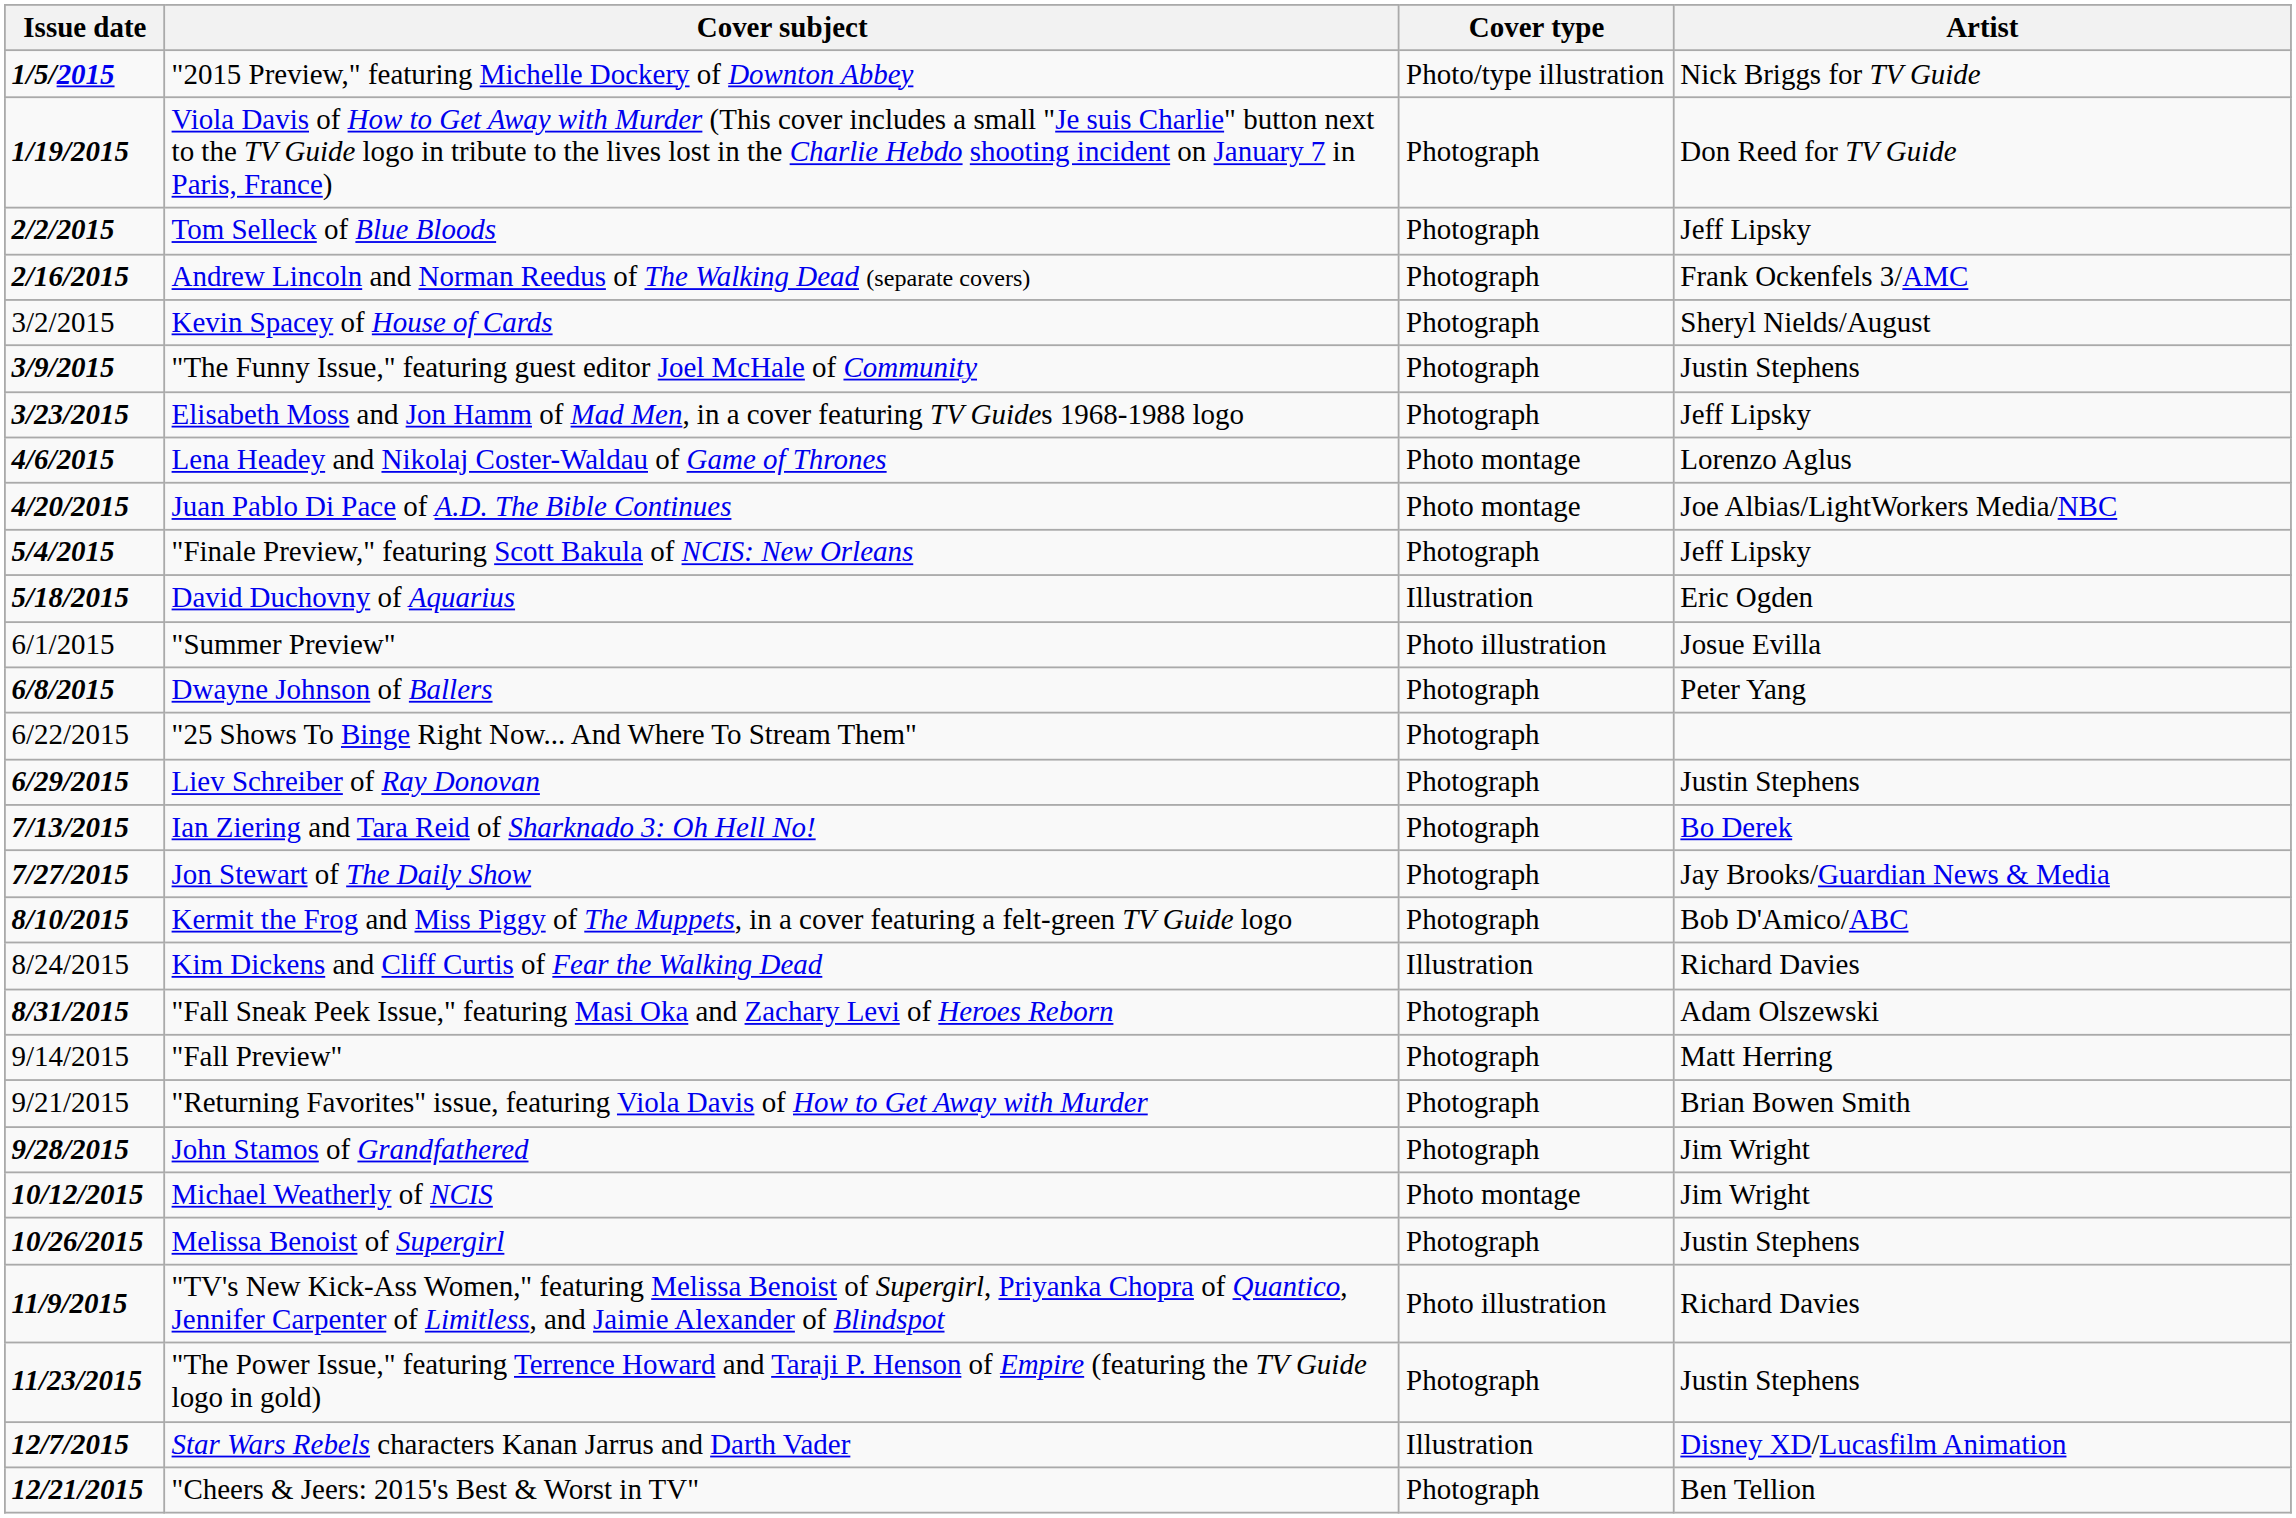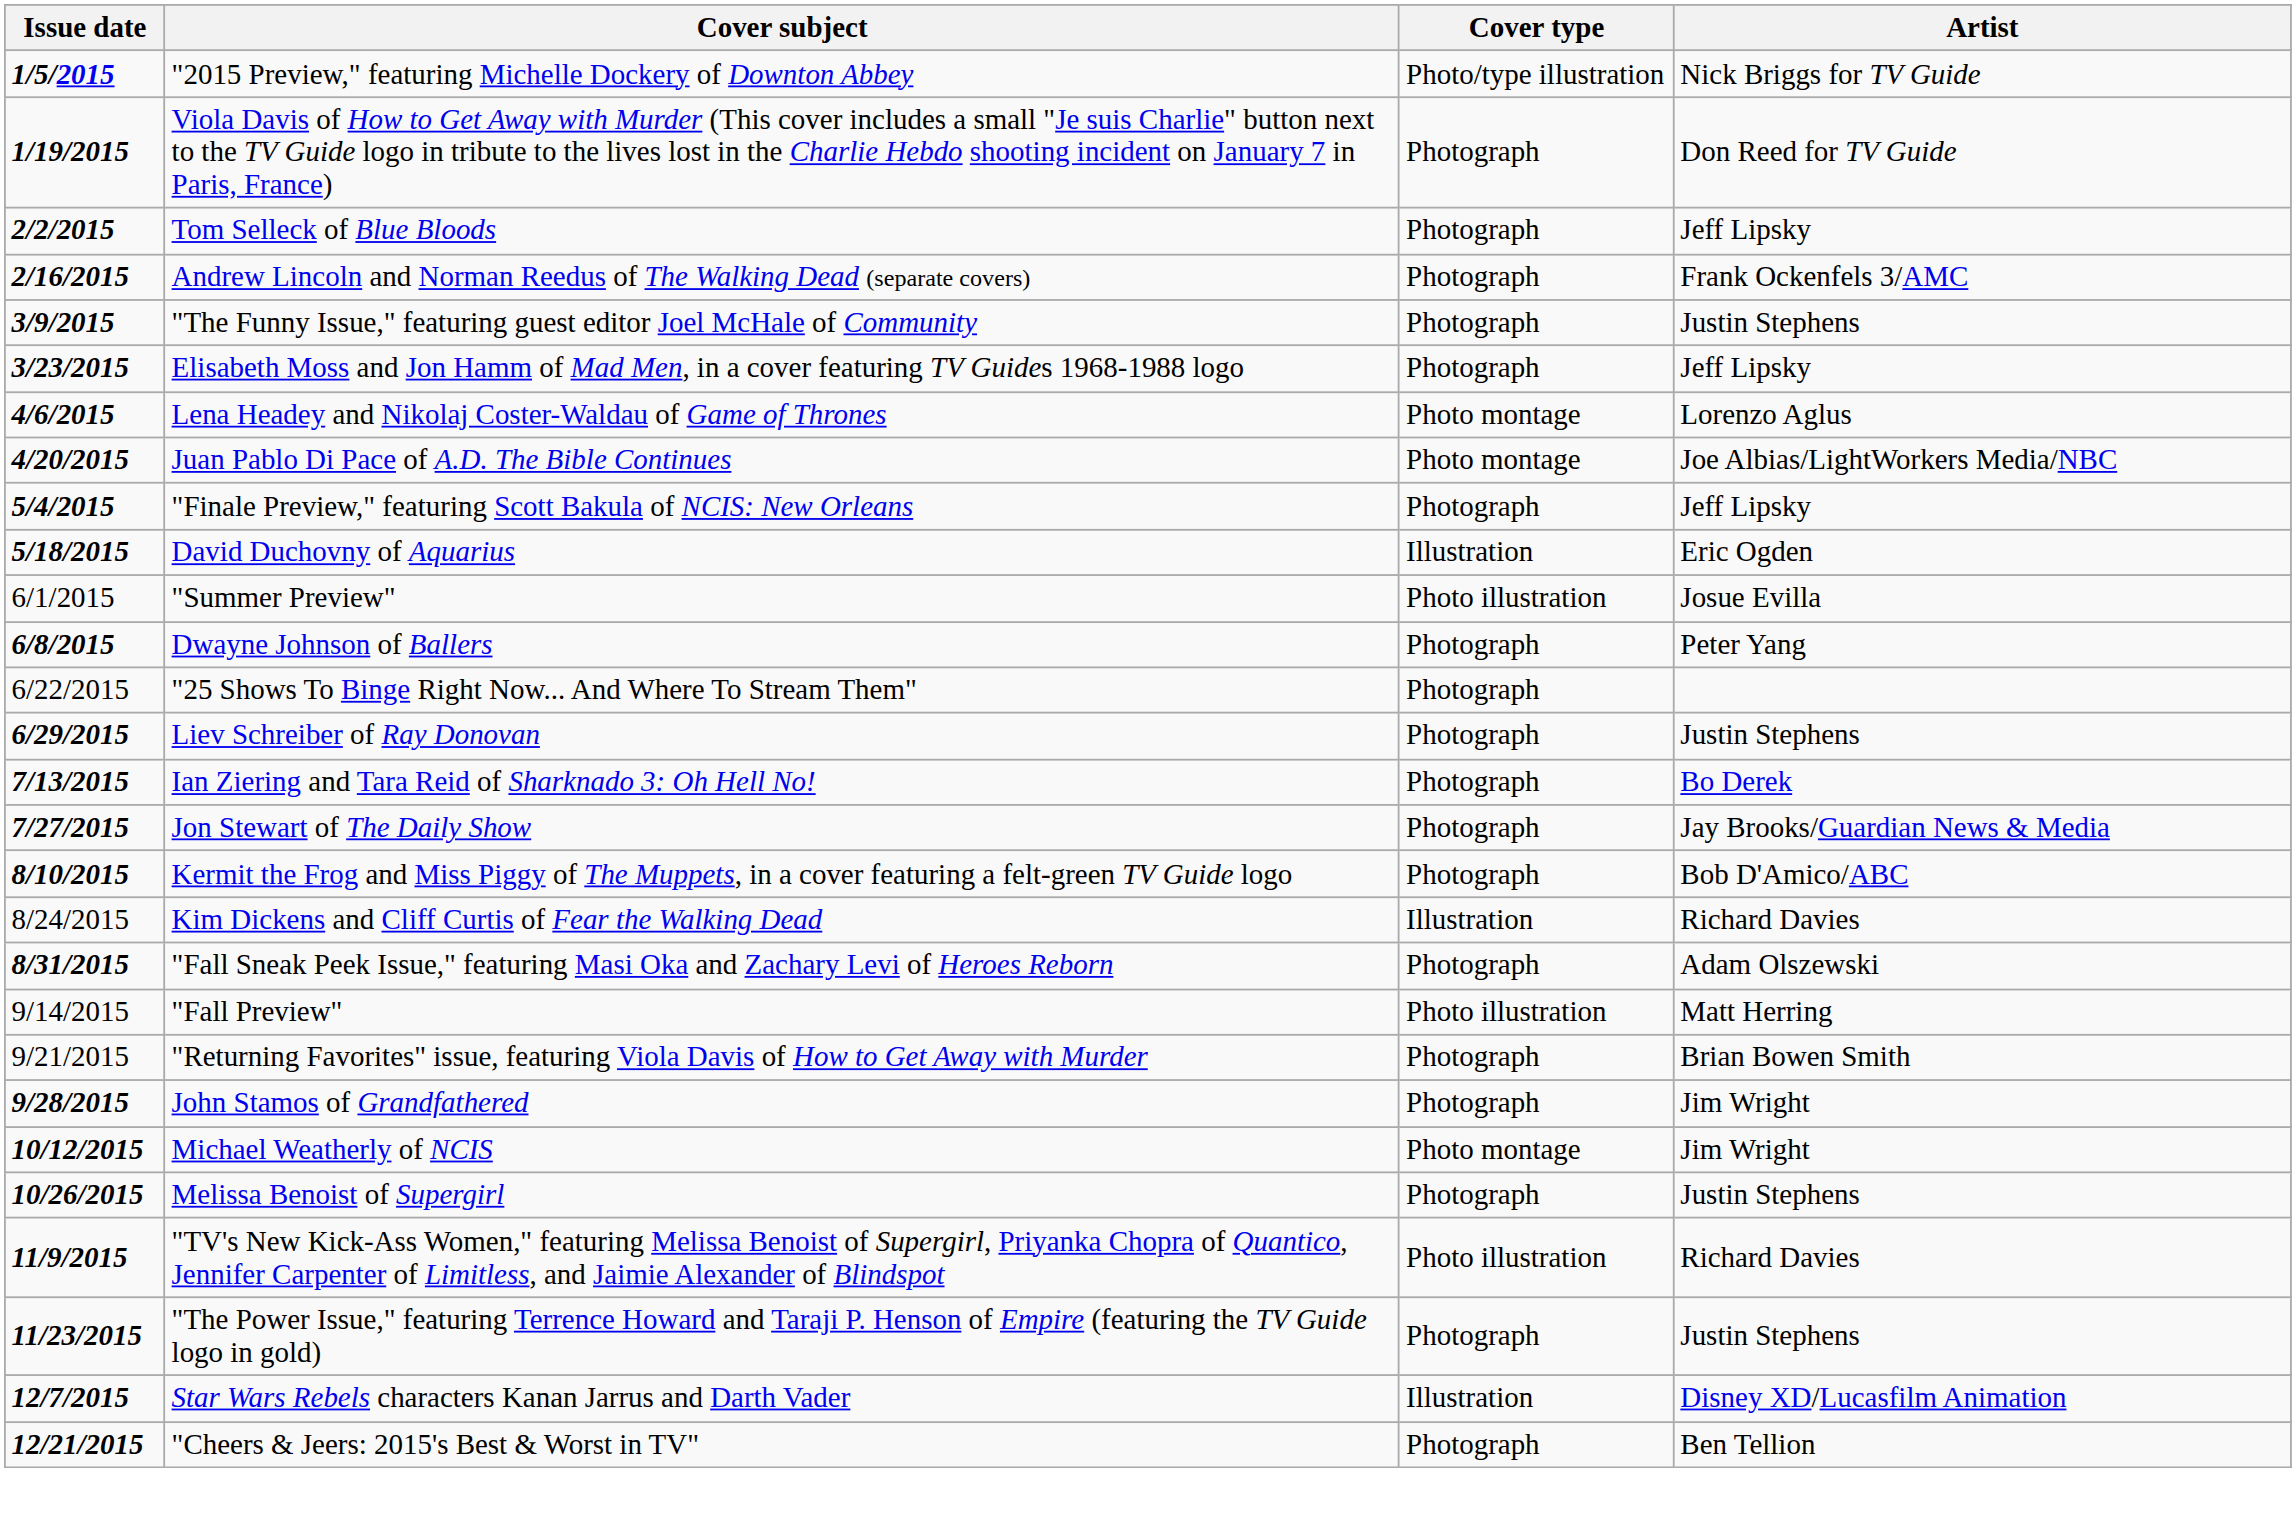- row: (362, 322)
(1473, 1057) Photograph -> (1506, 1011) Photo illustration
